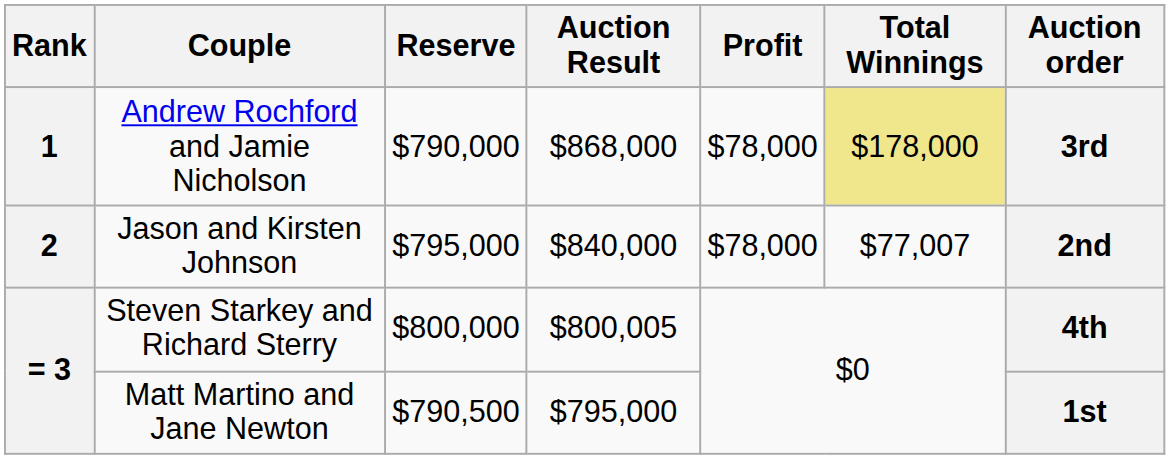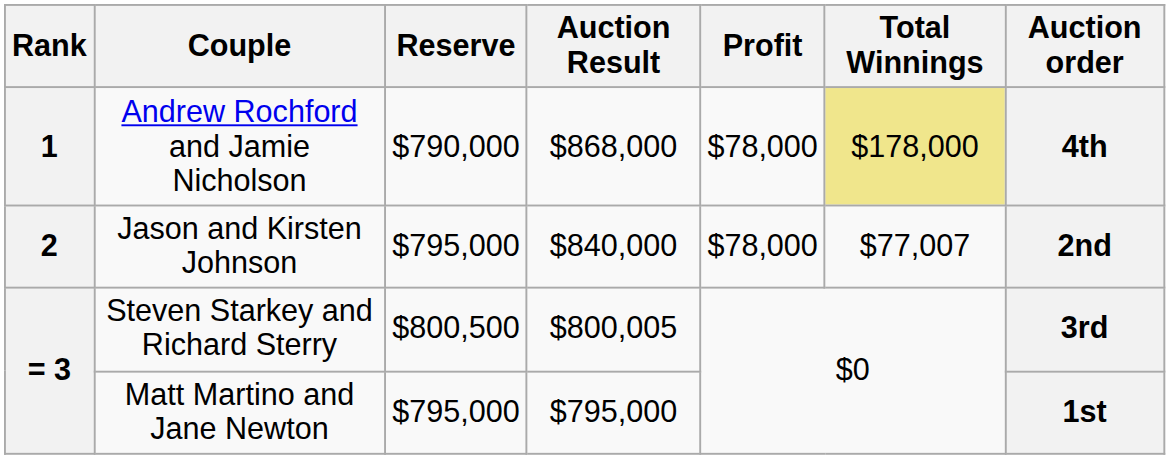(1085, 145) 3rd -> (1085, 145) 4th
(456, 328) $800,000 -> (456, 328) $800,500
(1085, 328) 4th -> (1085, 328) 3rd
(456, 411) $790,500 -> (456, 411) $795,000
